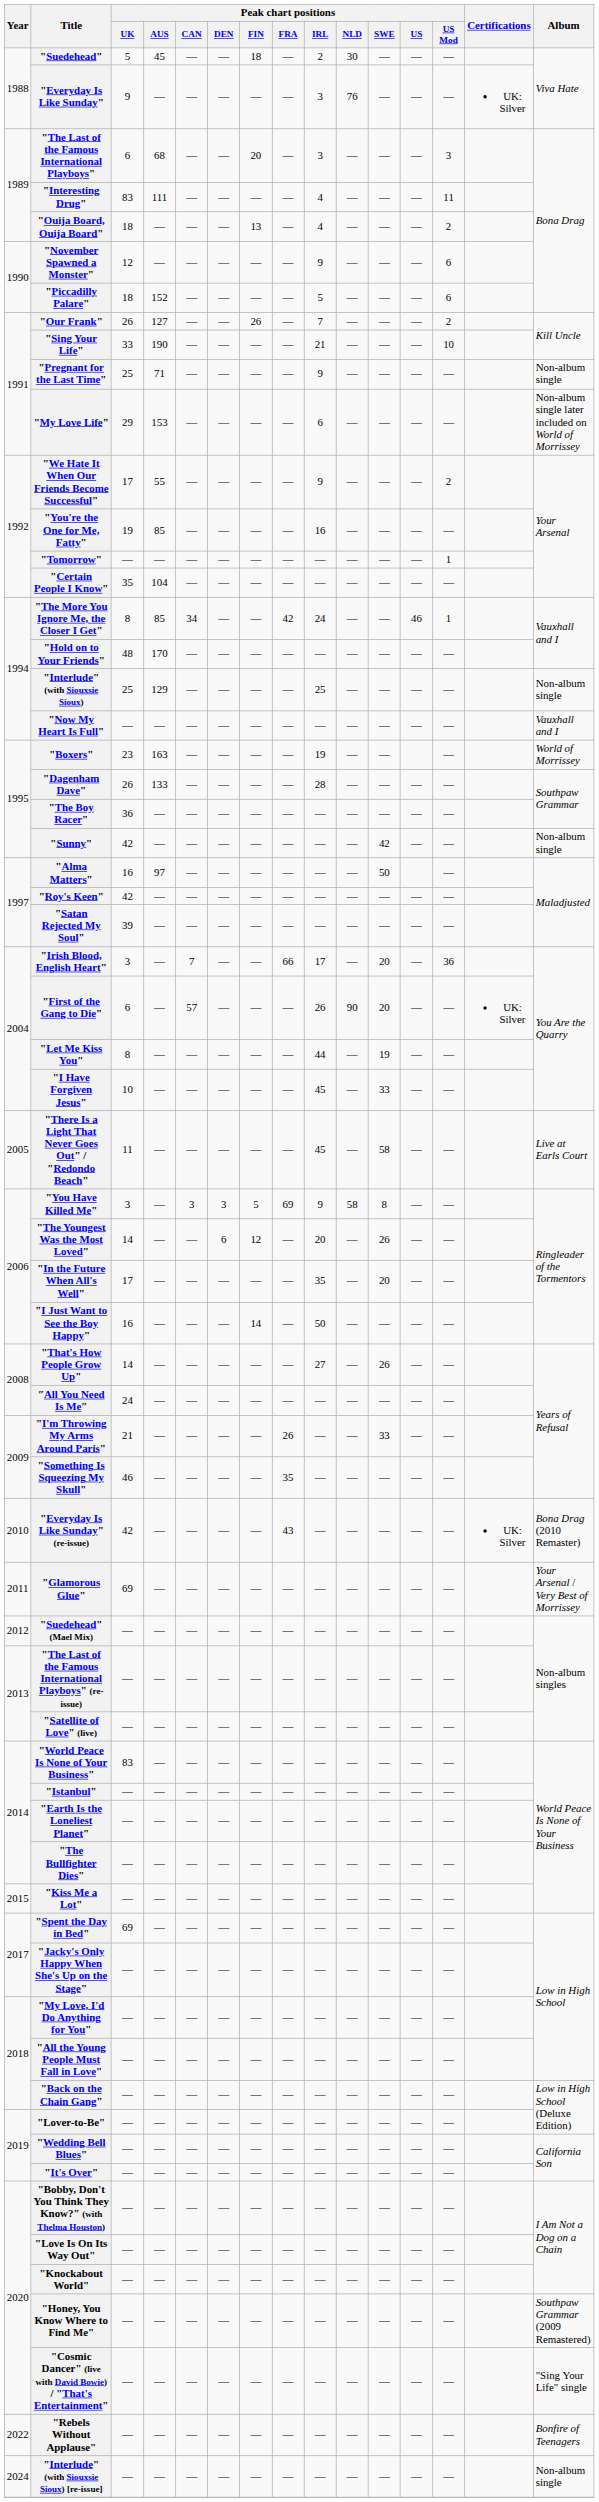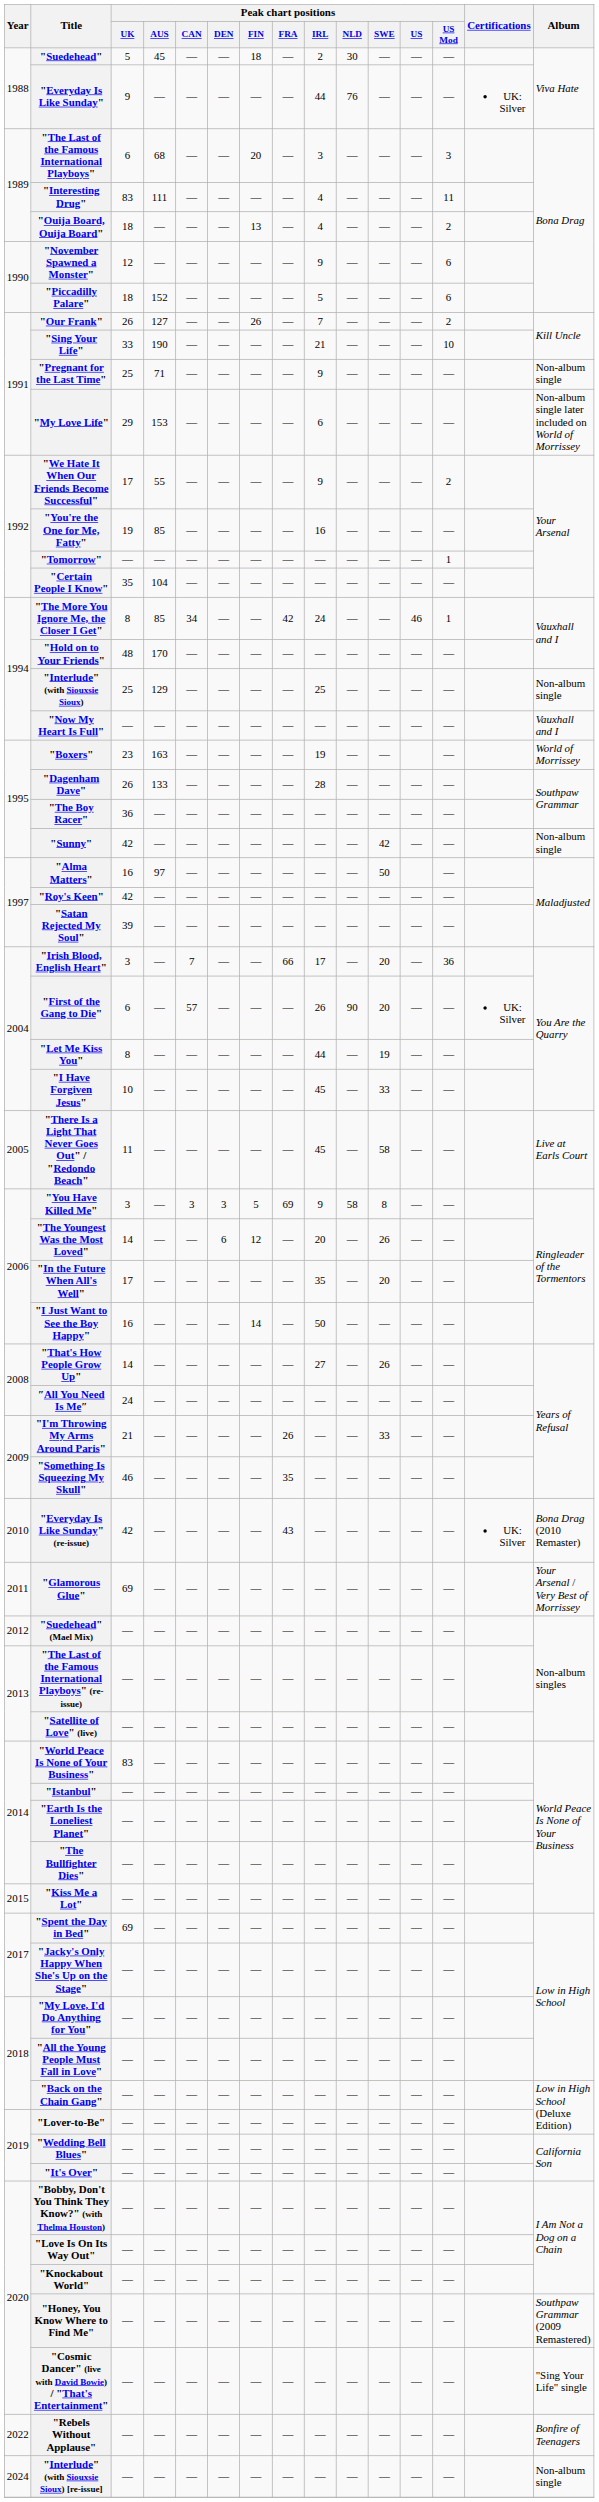(320, 96) 3 -> (320, 96) 44
